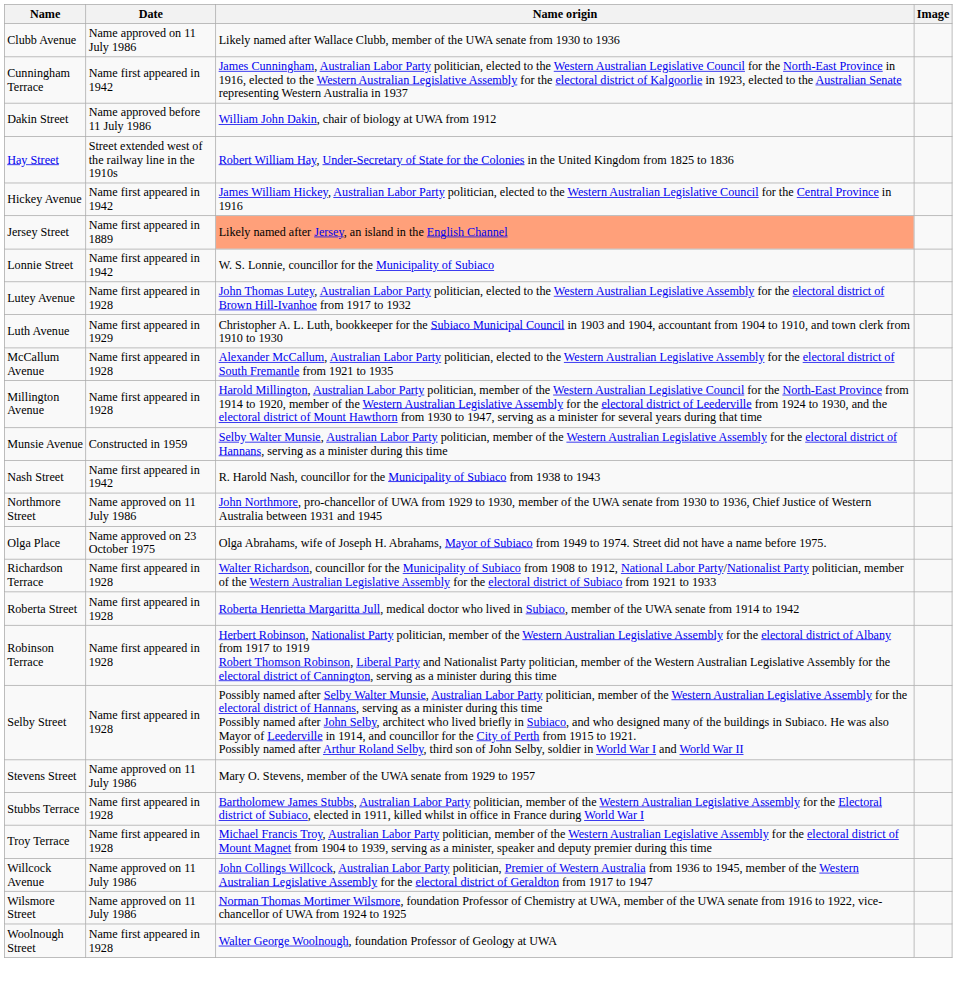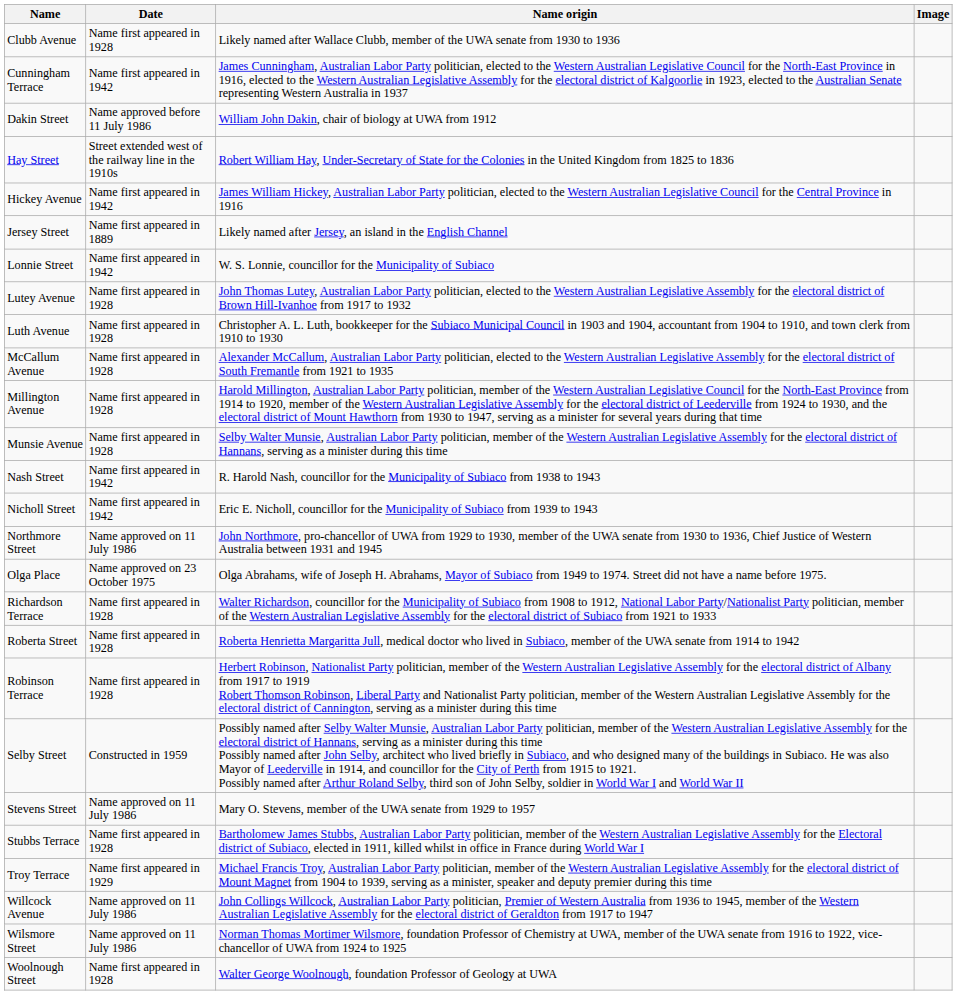(142, 40) Name approved on 11 July 1986 -> (144, 40) Name first appeared in 1928
(363, 232) lightsalmon background -> (363, 232) no background
(144, 331) Name first appeared in 1929 -> (144, 331) Name first appeared in 1928
(138, 443) Constructed in 1959 -> (144, 443) Name first appeared in 1928
+ row: (41, 509)
(144, 722) Name first appeared in 1928 -> (138, 755) Constructed in 1959
(144, 841) Name first appeared in 1928 -> (144, 874) Name first appeared in 1929
